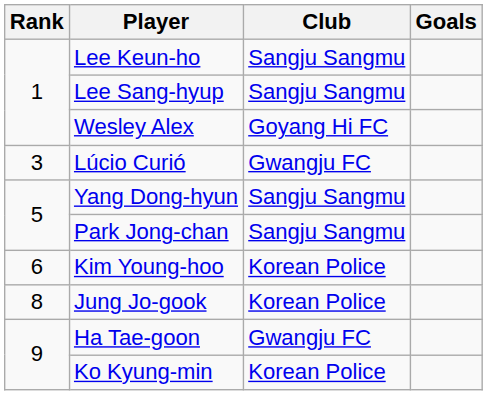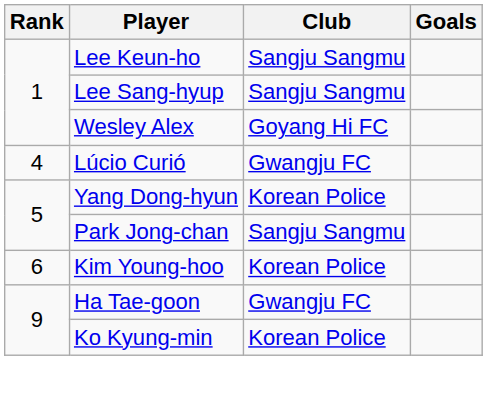(37, 162) 3 -> (37, 162) 4
(327, 197) Sangju Sangmu -> (317, 197) Korean Police
- row: (140, 302)
